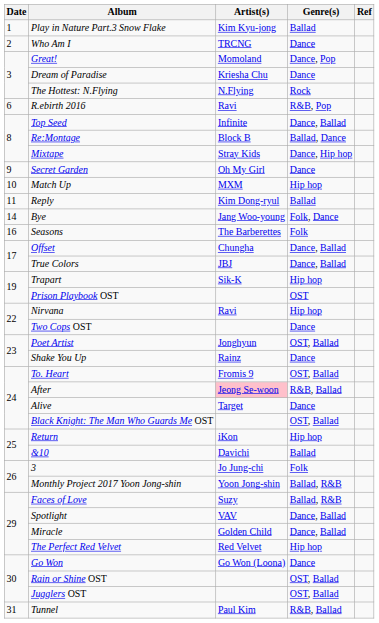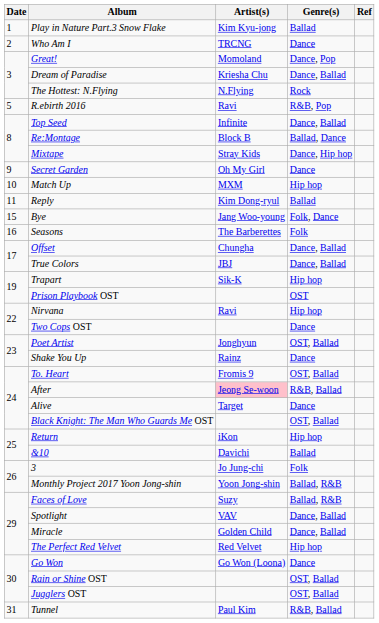(302, 75) Dance -> (318, 75) Dance, Ballad
(9, 106) 6 -> (9, 106) 5
(12, 216) 14 -> (12, 216) 15
